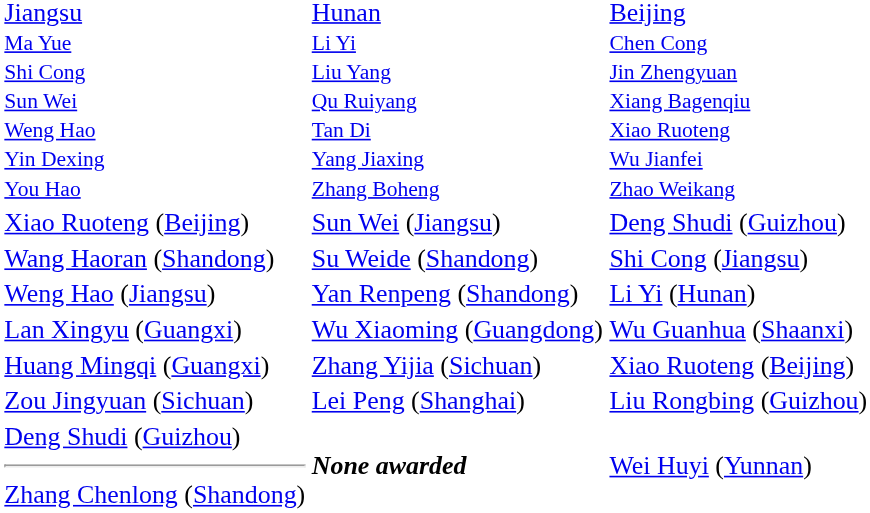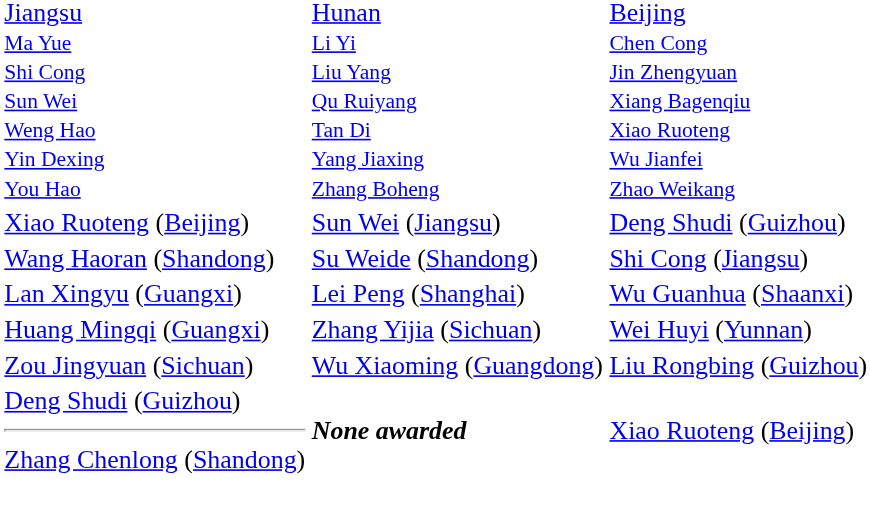- row: (110, 294)
(457, 329) Wu Xiaoming (Guangdong) -> (418, 294) Lei Peng (Shanghai)
(732, 365) Xiao Ruoteng (Beijing) -> (711, 329) Wei Huyi (Yunnan)
(418, 400) Lei Peng (Shanghai) -> (457, 365) Wu Xiaoming (Guangdong)
(711, 465) Wei Huyi (Yunnan) -> (732, 430) Xiao Ruoteng (Beijing)
